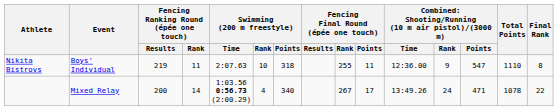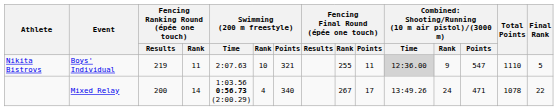(288, 65) 318 -> (288, 65) 321
(409, 65) no background -> (409, 65) lightgrey background
(540, 65) 8 -> (540, 65) 5
